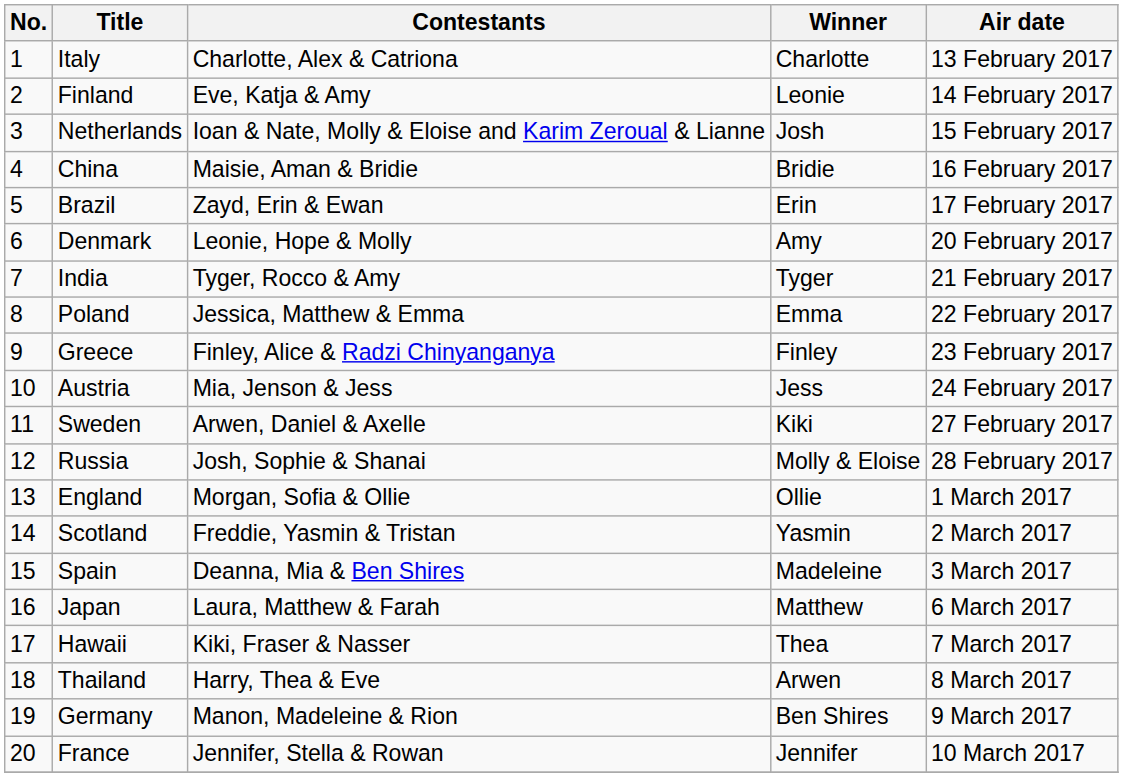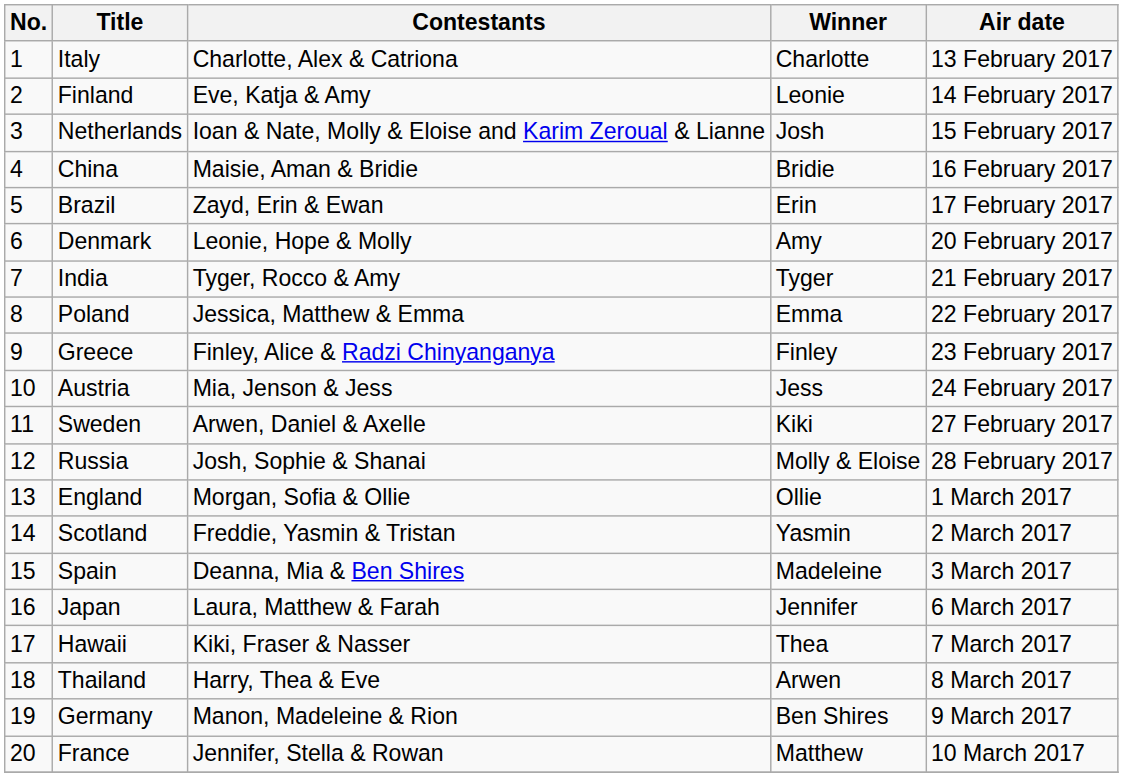(819, 607) Matthew -> (817, 607) Jennifer
(817, 753) Jennifer -> (819, 753) Matthew
